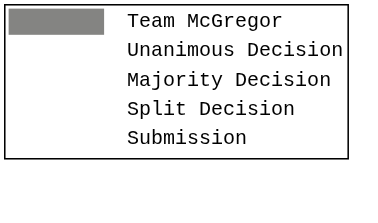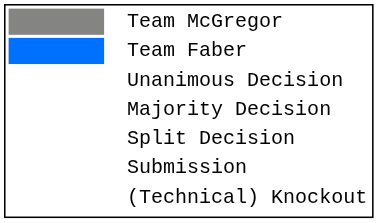+ row: (187, 51)
+ row: (247, 197)
